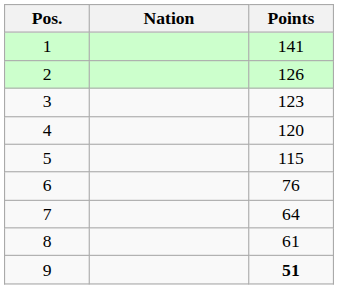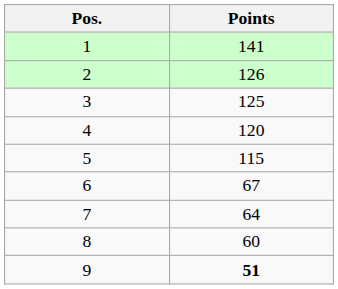- column: (169, 18)
(291, 102) 123 -> (251, 102) 125
(291, 185) 76 -> (251, 185) 67
(291, 241) 61 -> (251, 241) 60
